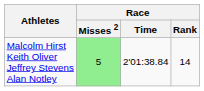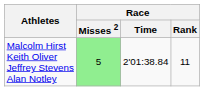(185, 62) 14 -> (185, 62) 11
